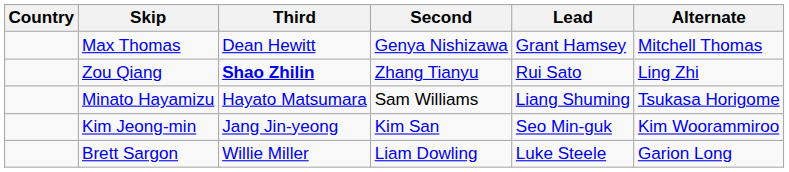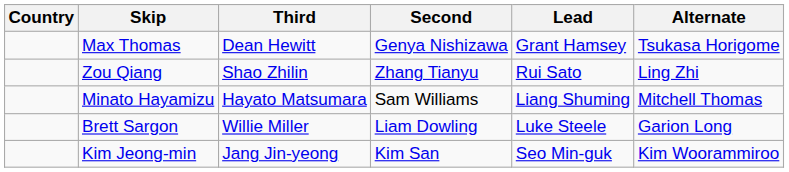(700, 45) Mitchell Thomas -> (709, 45) Tsukasa Horigome
(268, 72) bold -> (265, 72) normal
(709, 99) Tsukasa Horigome -> (700, 99) Mitchell Thomas
rows swapped: (130, 153) <-> (139, 126)
